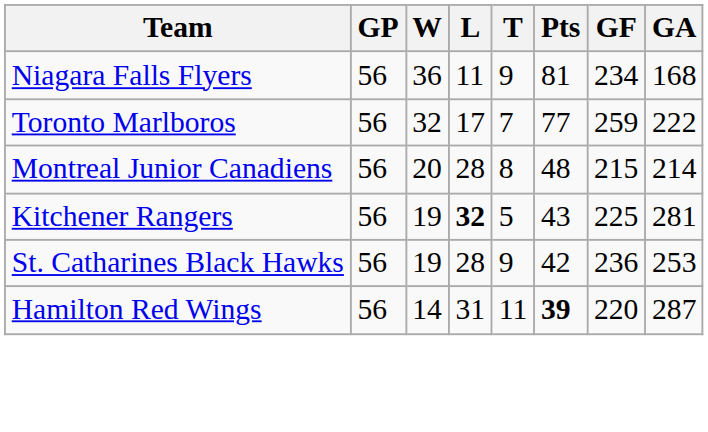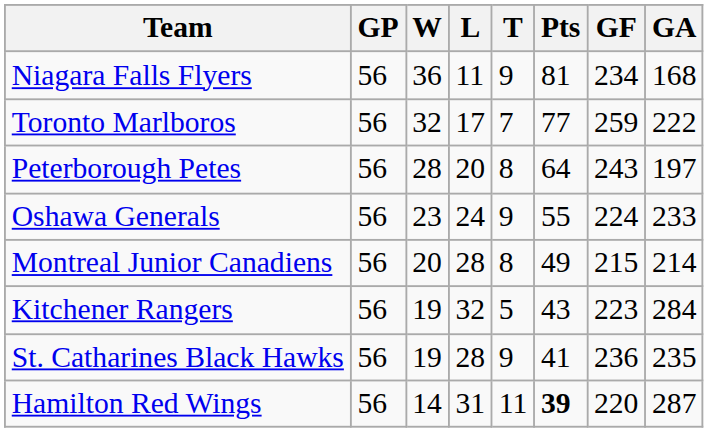+ row: (126, 168)
+ row: (116, 215)
(556, 168) 48 -> (556, 262) 49
(470, 215) bold -> (470, 309) normal
(616, 215) 225 -> (616, 309) 223
(674, 215) 281 -> (674, 309) 284
(556, 262) 42 -> (556, 356) 41
(674, 262) 253 -> (674, 356) 235
